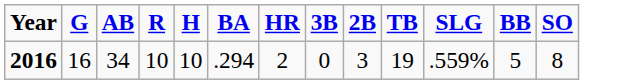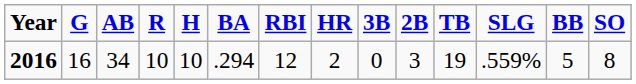+ column: (286, 23)
